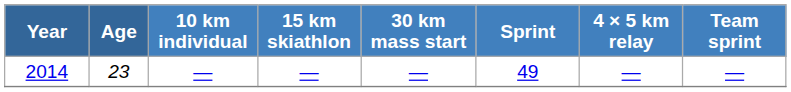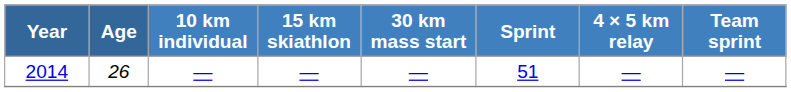(119, 72) 23 -> (119, 72) 26
(528, 72) 49 -> (528, 72) 51
